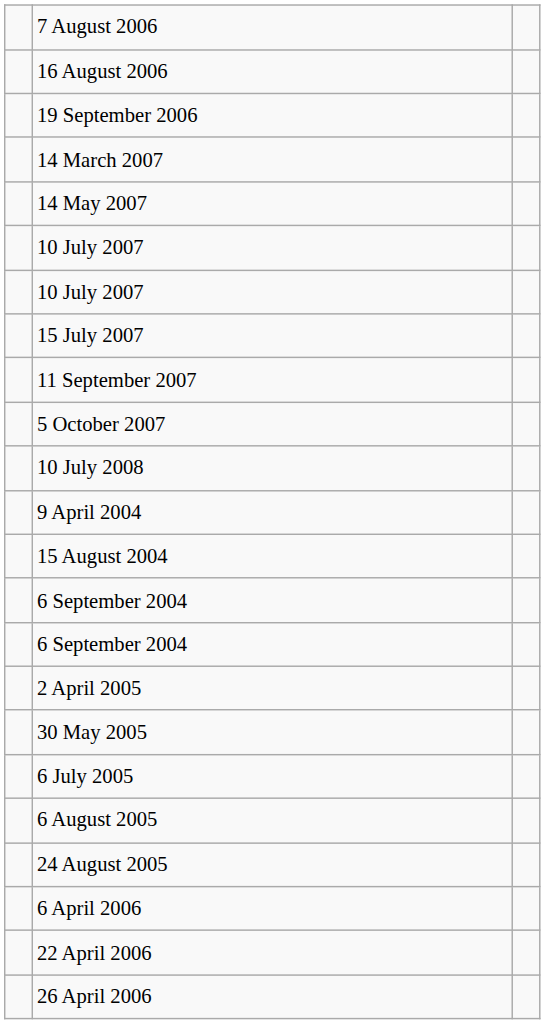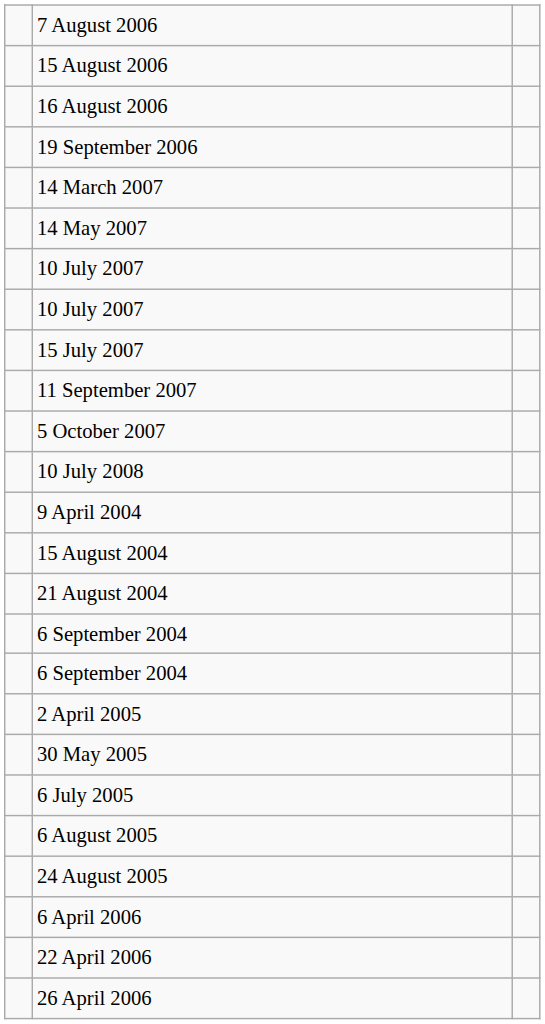+ row: (18, 66)
+ row: (18, 593)
